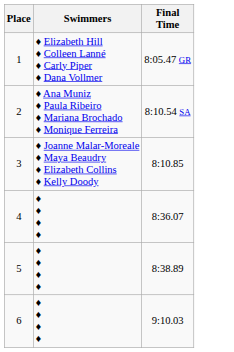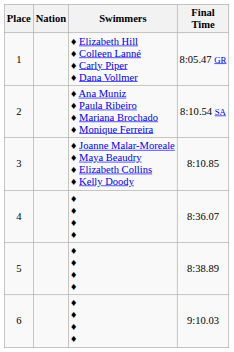+ column: (51, 18)
